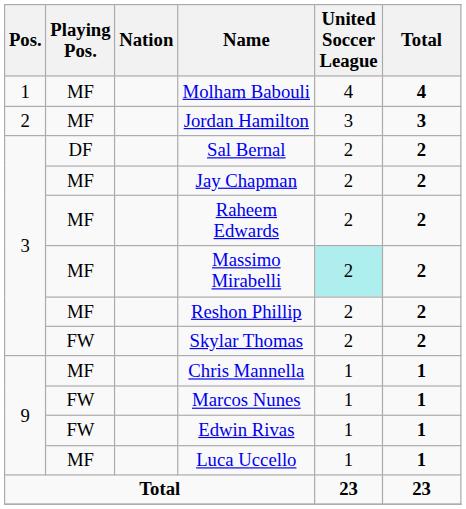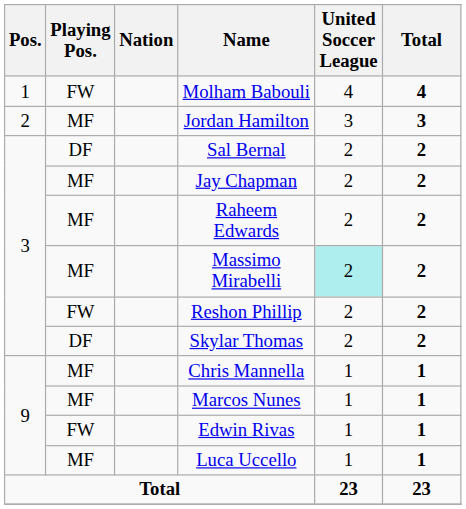(80, 91) MF -> (80, 91) FW
(80, 311) MF -> (80, 311) FW
(80, 341) FW -> (80, 341) DF
(80, 400) FW -> (80, 400) MF
